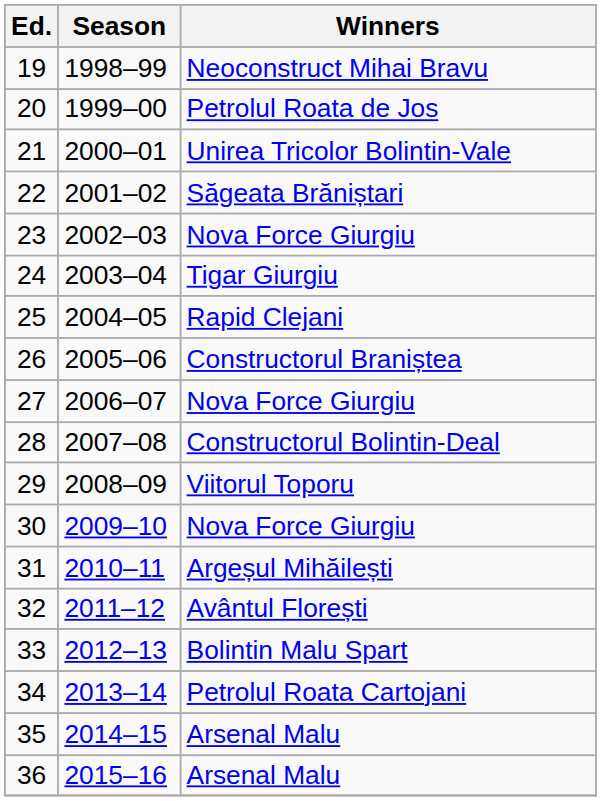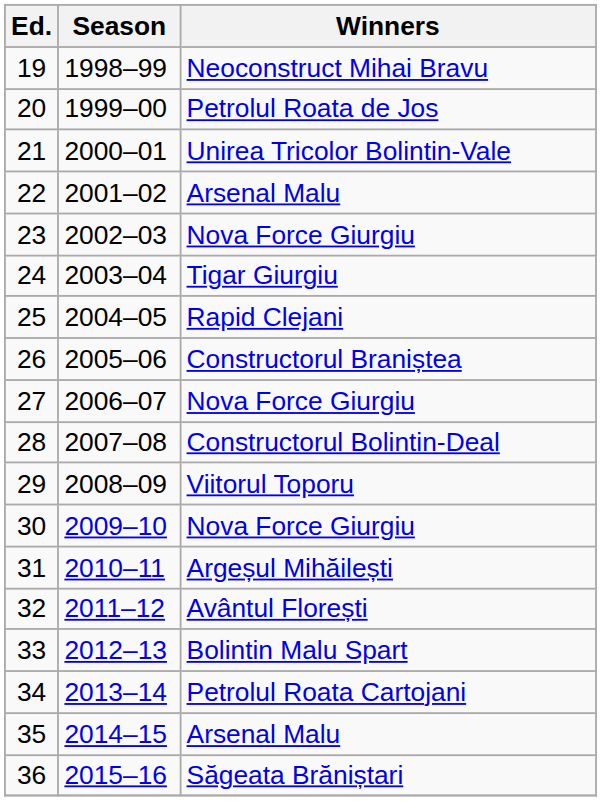(295, 193) Săgeata Brăniștari -> (263, 193) Arsenal Malu
(263, 776) Arsenal Malu -> (295, 776) Săgeata Brăniștari
